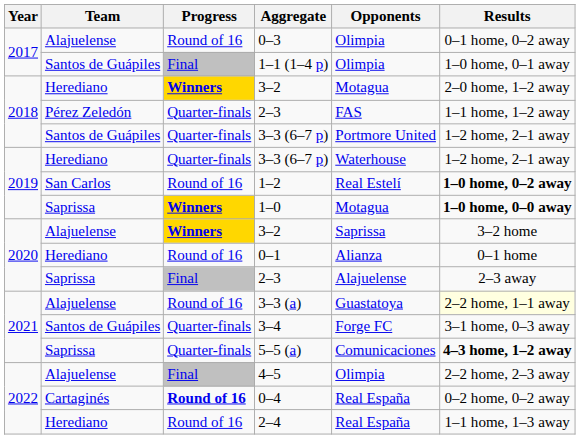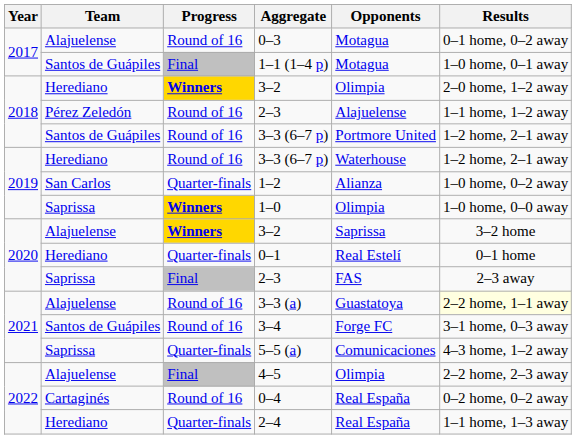(360, 40) Olimpia -> (362, 40) Motagua
(360, 64) Olimpia -> (362, 64) Motagua
(362, 87) Motagua -> (360, 87) Olimpia
(209, 111) Quarter-finals -> (205, 111) Round of 16
(349, 111) FAS -> (371, 111) Alajuelense
(209, 135) Quarter-finals -> (205, 135) Round of 16
(209, 159) Quarter-finals -> (205, 159) Round of 16
(205, 183) Round of 16 -> (209, 183) Quarter-finals
(368, 183) Real Estelí -> (359, 183) Alianza
(507, 183) bold -> (506, 183) normal
(362, 207) Motagua -> (360, 207) Olimpia
(507, 207) bold -> (506, 207) normal
(205, 254) Round of 16 -> (209, 254) Quarter-finals
(359, 254) Alianza -> (368, 254) Real Estelí
(371, 278) Alajuelense -> (349, 278) FAS
(209, 326) Quarter-finals -> (205, 326) Round of 16
(507, 350) bold -> (506, 350) normal
(206, 398) bold -> (205, 398) normal
(205, 421) Round of 16 -> (209, 421) Quarter-finals
